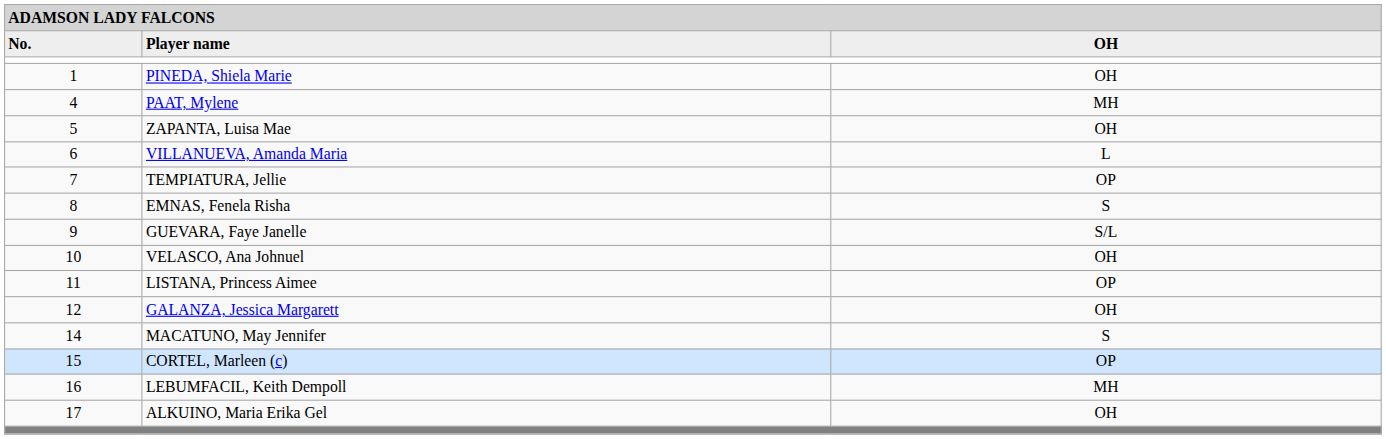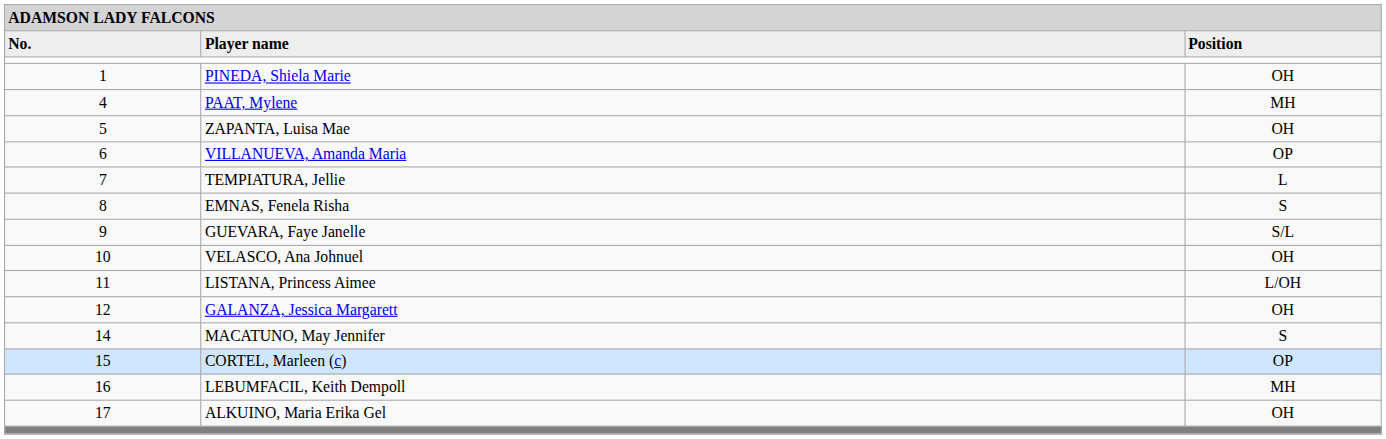(1106, 43) OH -> (1215, 43) Position
(1106, 154) L -> (1283, 154) OP
(1106, 180) OP -> (1283, 180) L
(1106, 284) OP -> (1283, 284) L/OH
